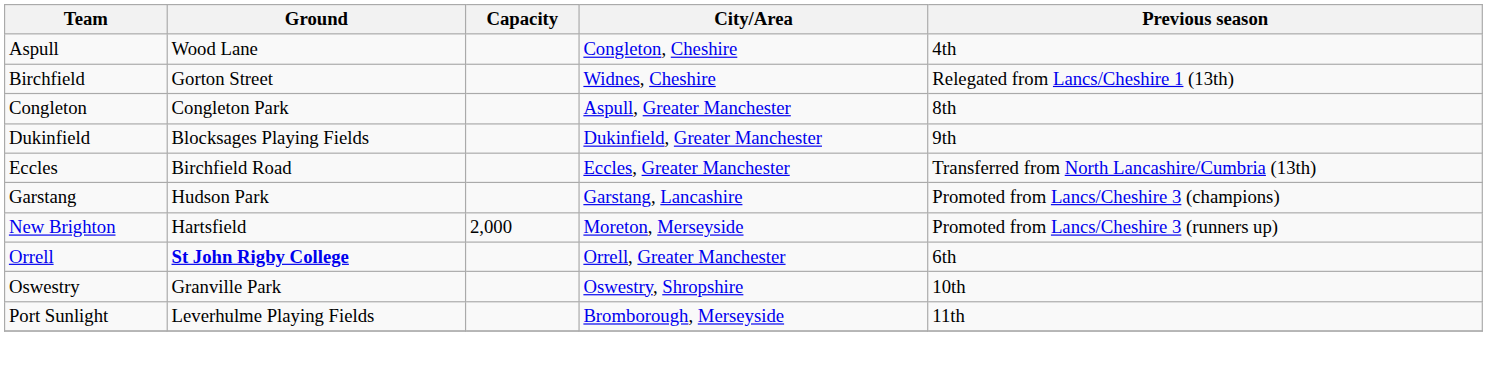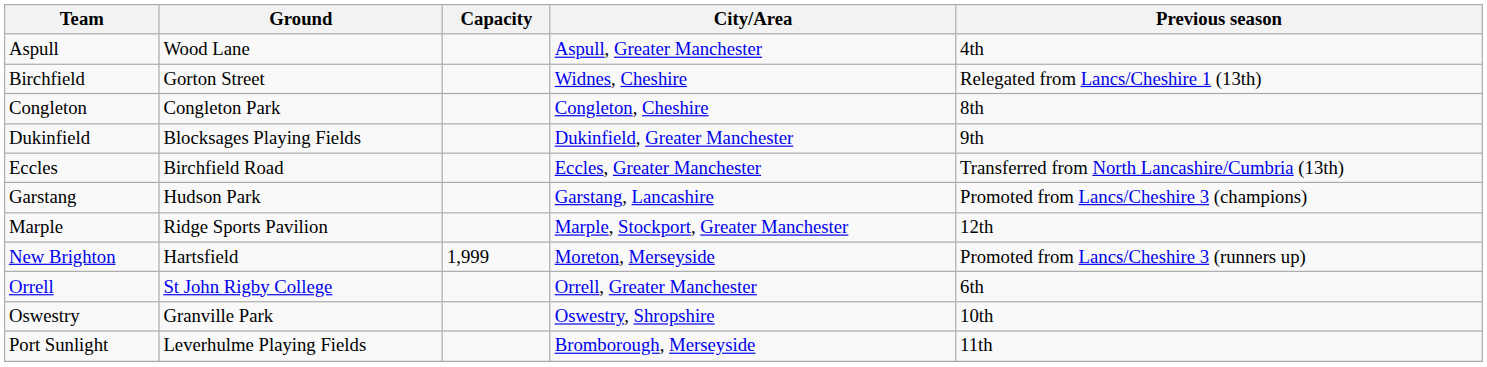(660, 49) Congleton, Cheshire -> (658, 49) Aspull, Greater Manchester
(687, 108) Aspull, Greater Manchester -> (632, 108) Congleton, Cheshire
+ row: (36, 227)
(491, 227) 2,000 -> (468, 256) 1,999
(260, 256) bold -> (248, 286) normal
